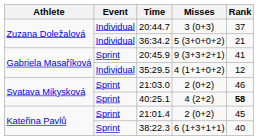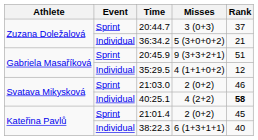(115, 27) Individual -> (108, 27) Sprint
(240, 56) 41 -> (240, 56) 51
(108, 99) Sprint -> (115, 99) Individual
(108, 128) Sprint -> (115, 128) Individual
